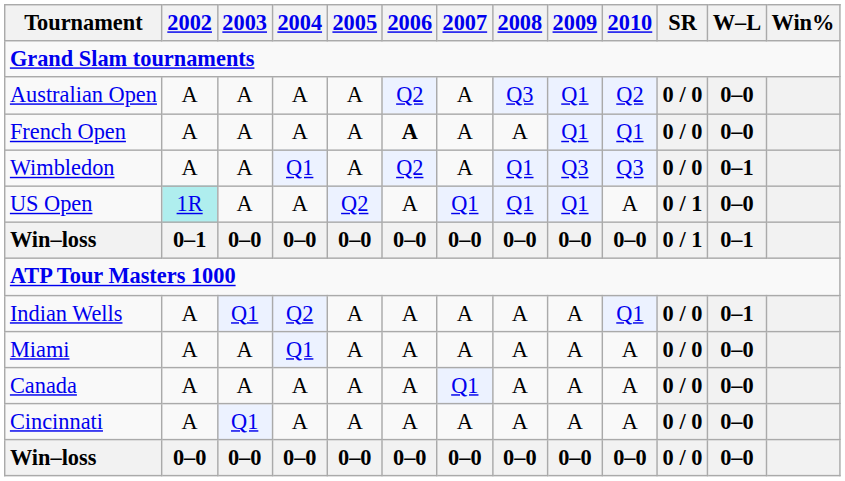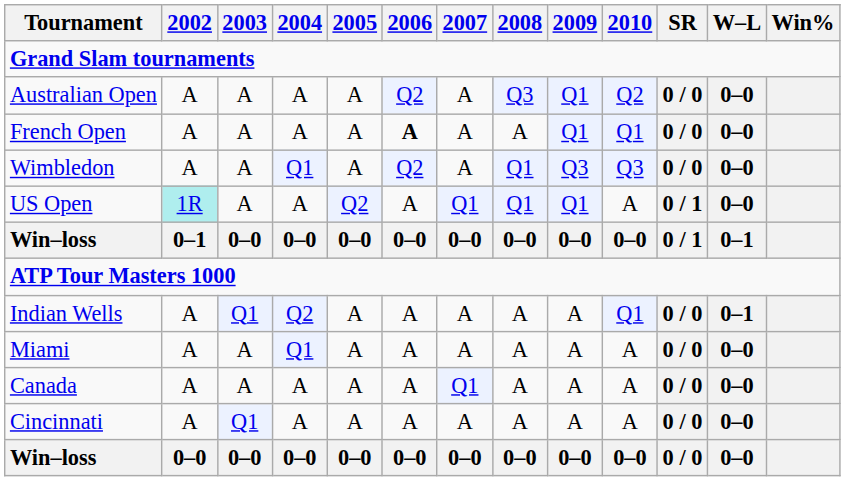(737, 167) 0–1 -> (737, 167) 0–0
